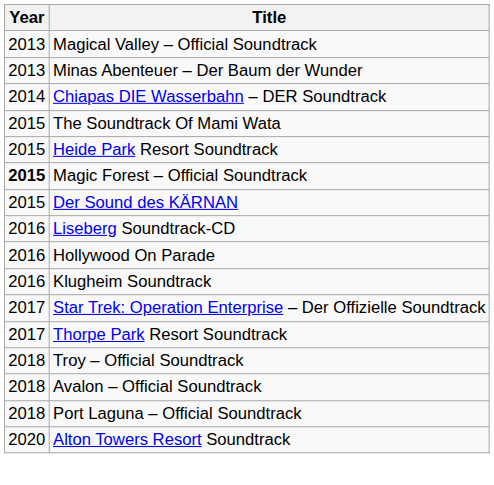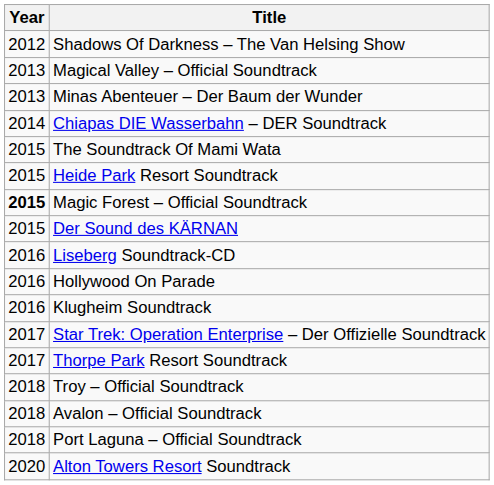+ row: (229, 44)
